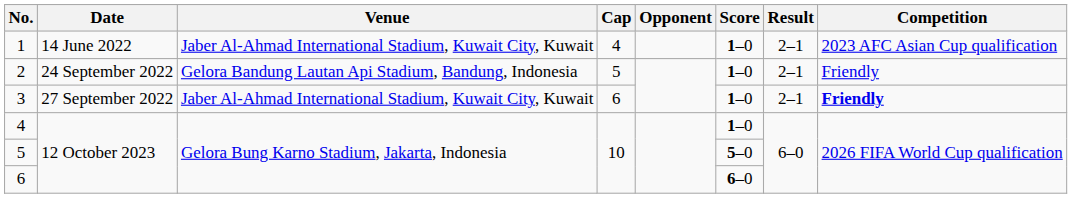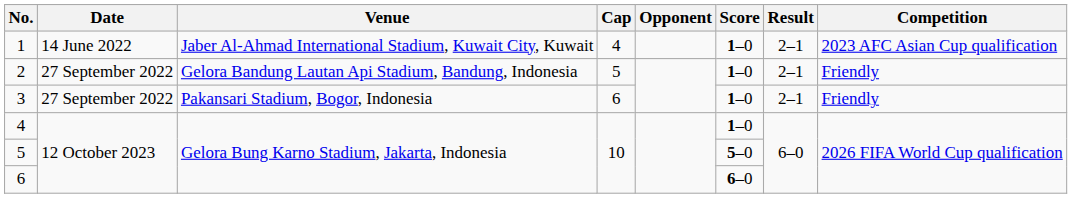(107, 71) 24 September 2022 -> (107, 71) 27 September 2022
(387, 98) Jaber Al-Ahmad International Stadium, Kuwait City, Kuwait -> (307, 98) Pakansari Stadium, Bogor, Indonesia
(853, 98) bold -> (850, 98) normal
